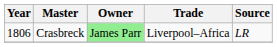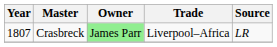(19, 32) 1806 -> (19, 32) 1807
